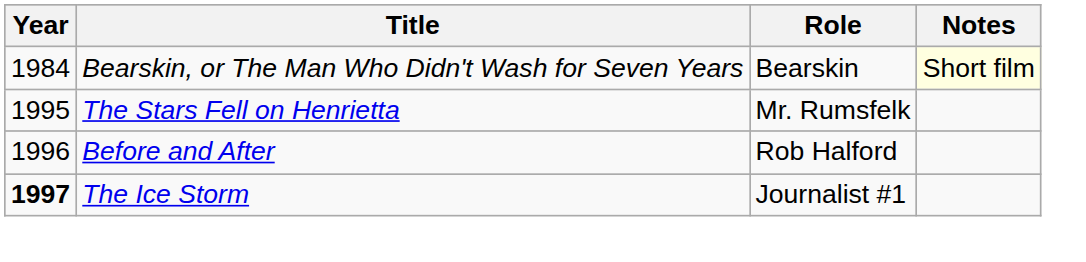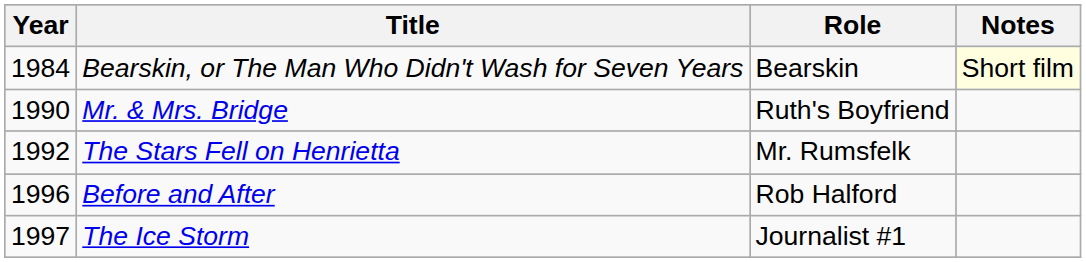+ row: (185, 109)
(40, 109) 1995 -> (40, 151) 1992
(40, 194) bold -> (40, 236) normal
